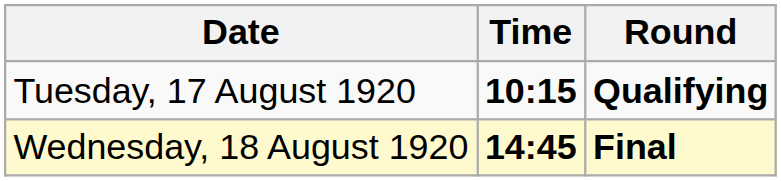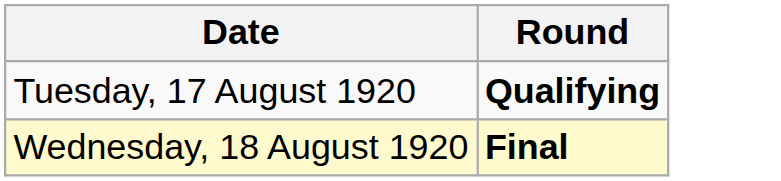- column: (531, 32)
